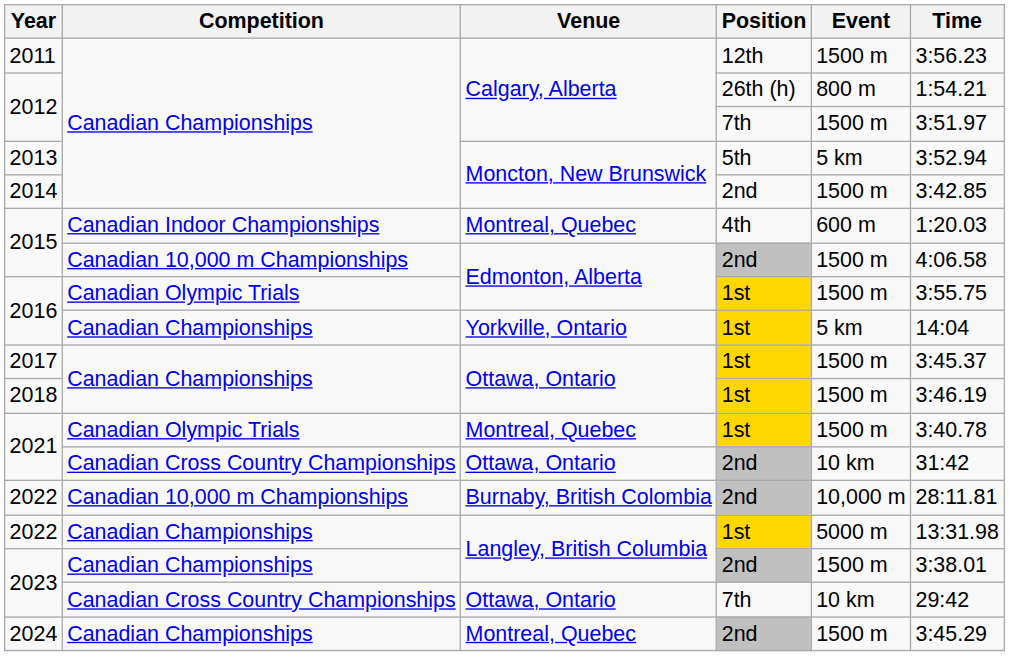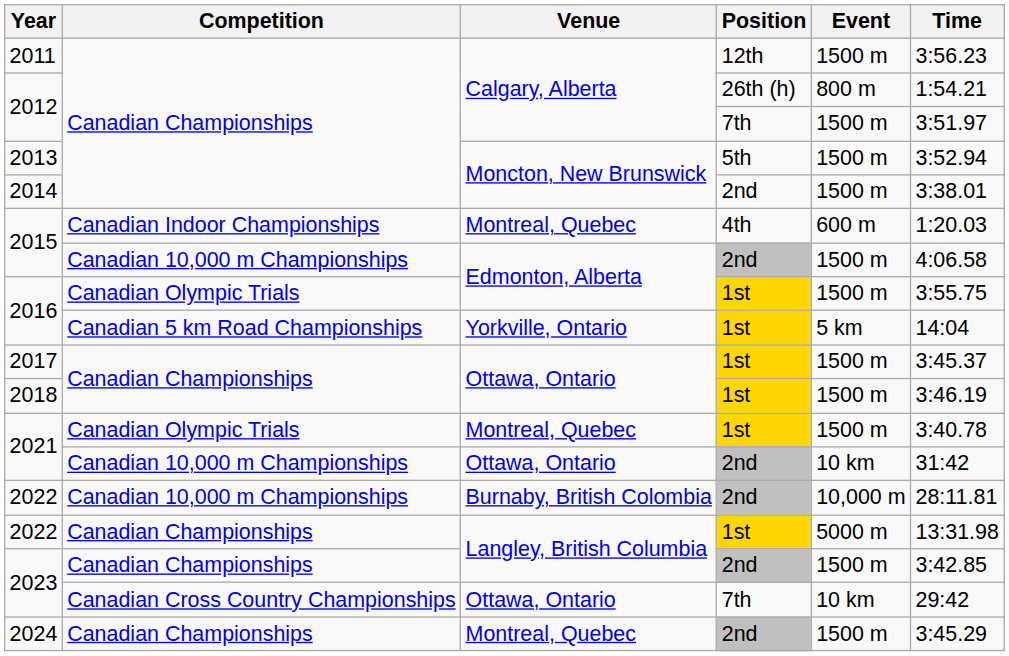(839, 157) 5 km -> (852, 157) 1500 m
(951, 191) 3:42.85 -> (951, 191) 3:38.01
(190, 327) Canadian Championships -> (245, 327) Canadian 5 km Road Championships
(261, 463) Canadian Cross Country Championships -> (238, 463) Canadian 10,000 m Championships
(951, 565) 3:38.01 -> (951, 565) 3:42.85
